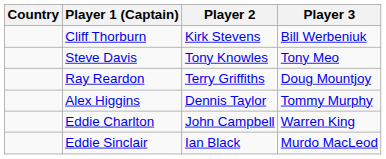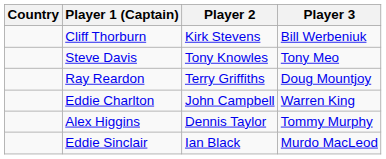rows swapped: (103, 100) <-> (110, 121)
